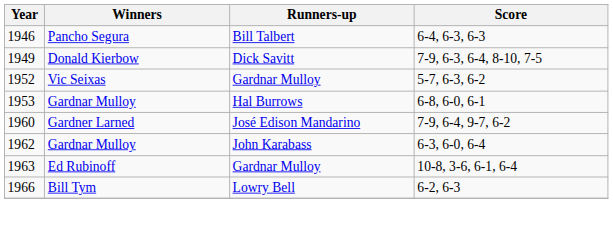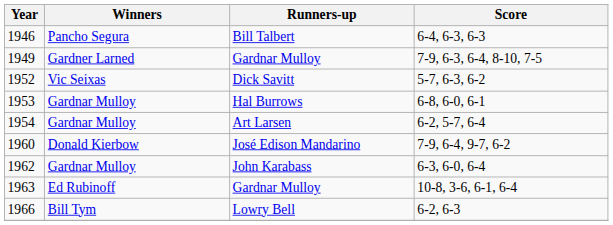(93, 58) Donald Kierbow -> (91, 58) Gardner Larned
(263, 58) Dick Savitt -> (277, 58) Gardnar Mulloy
(277, 79) Gardnar Mulloy -> (263, 79) Dick Savitt
+ row: (21, 123)
(91, 123) Gardner Larned -> (93, 144) Donald Kierbow
